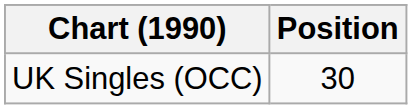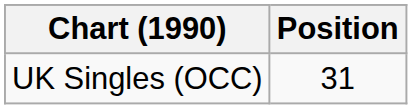(338, 77) 30 -> (338, 77) 31
